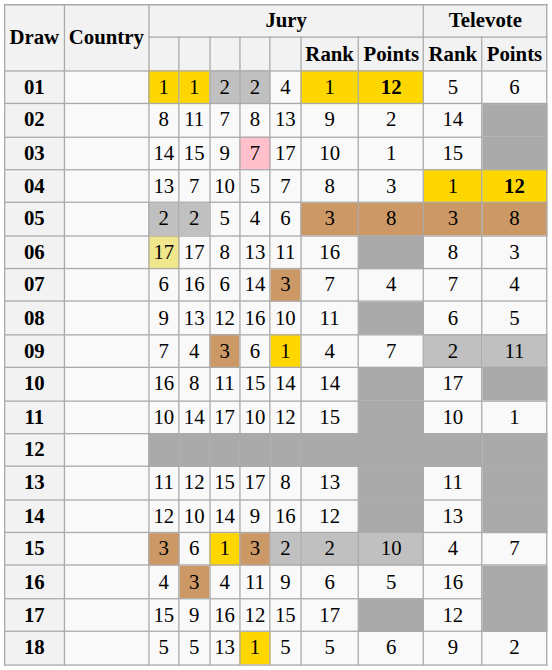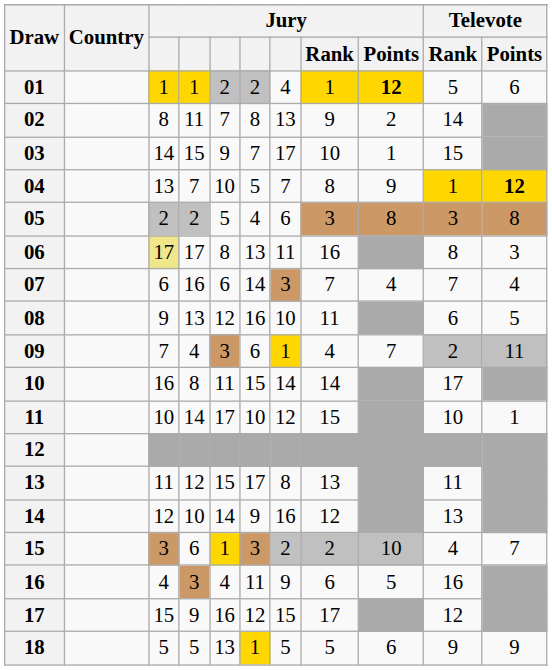(255, 152) pink background -> (255, 152) no background
(391, 185) 3 -> (391, 185) 9
(514, 647) 2 -> (514, 647) 9
